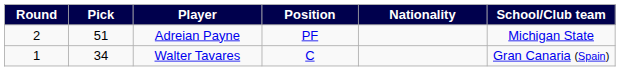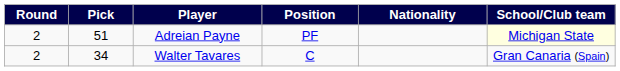(551, 35) no background -> (551, 35) lightyellow background
(37, 55) 1 -> (37, 55) 2
